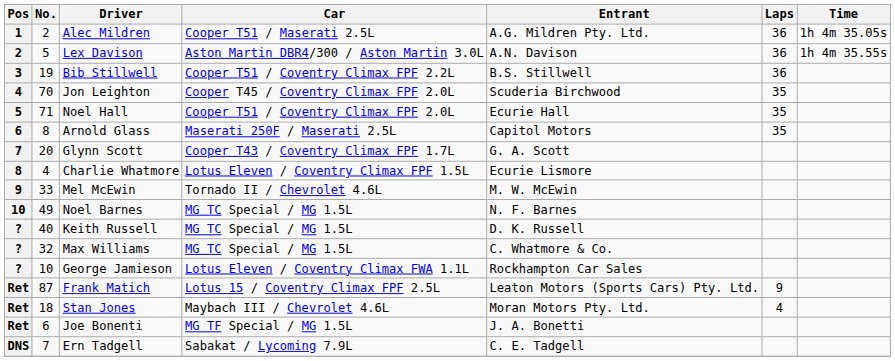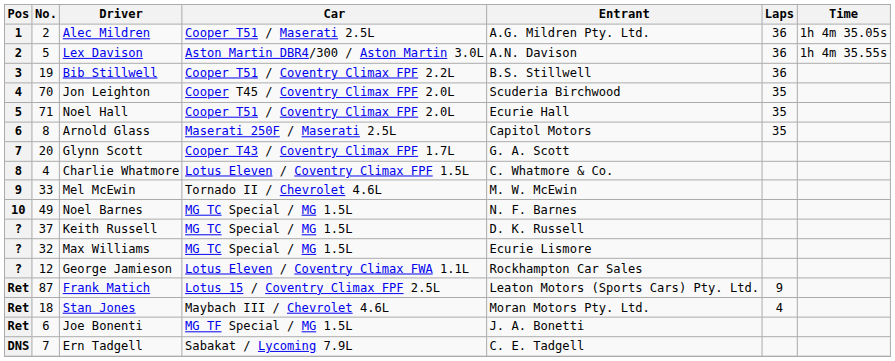(541, 171) Ecurie Lismore -> (551, 171) C. Whatmore & Co.
(46, 230) 40 -> (46, 230) 37
(551, 249) C. Whatmore & Co. -> (541, 249) Ecurie Lismore
(46, 269) 10 -> (46, 269) 12
